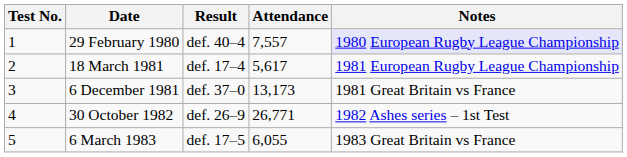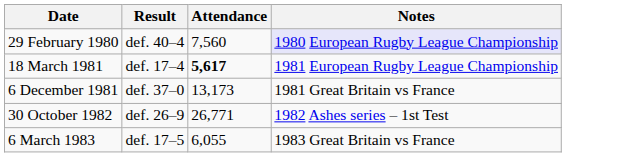- column: (35, 16)
(270, 41) 7,557 -> (209, 41) 7,560
(270, 66) normal -> (209, 66) bold
